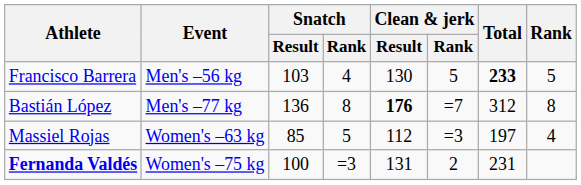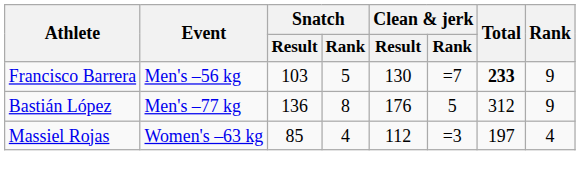(346, 76) 4 -> (345, 76) 5
(453, 76) 5 -> (452, 76) =7
(551, 76) 5 -> (550, 76) 9
(399, 106) bold -> (398, 106) normal
(453, 106) =7 -> (452, 106) 5
(551, 106) 8 -> (550, 106) 9
(346, 135) 5 -> (345, 135) 4
- row: (73, 165)
